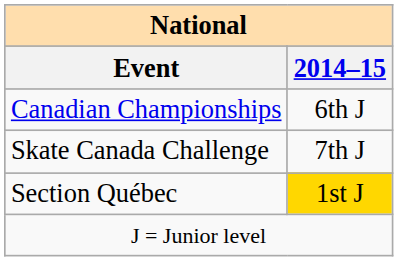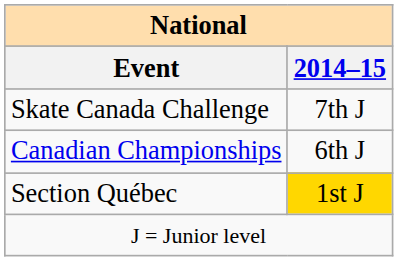rows swapped: (146, 109) <-> (140, 151)
